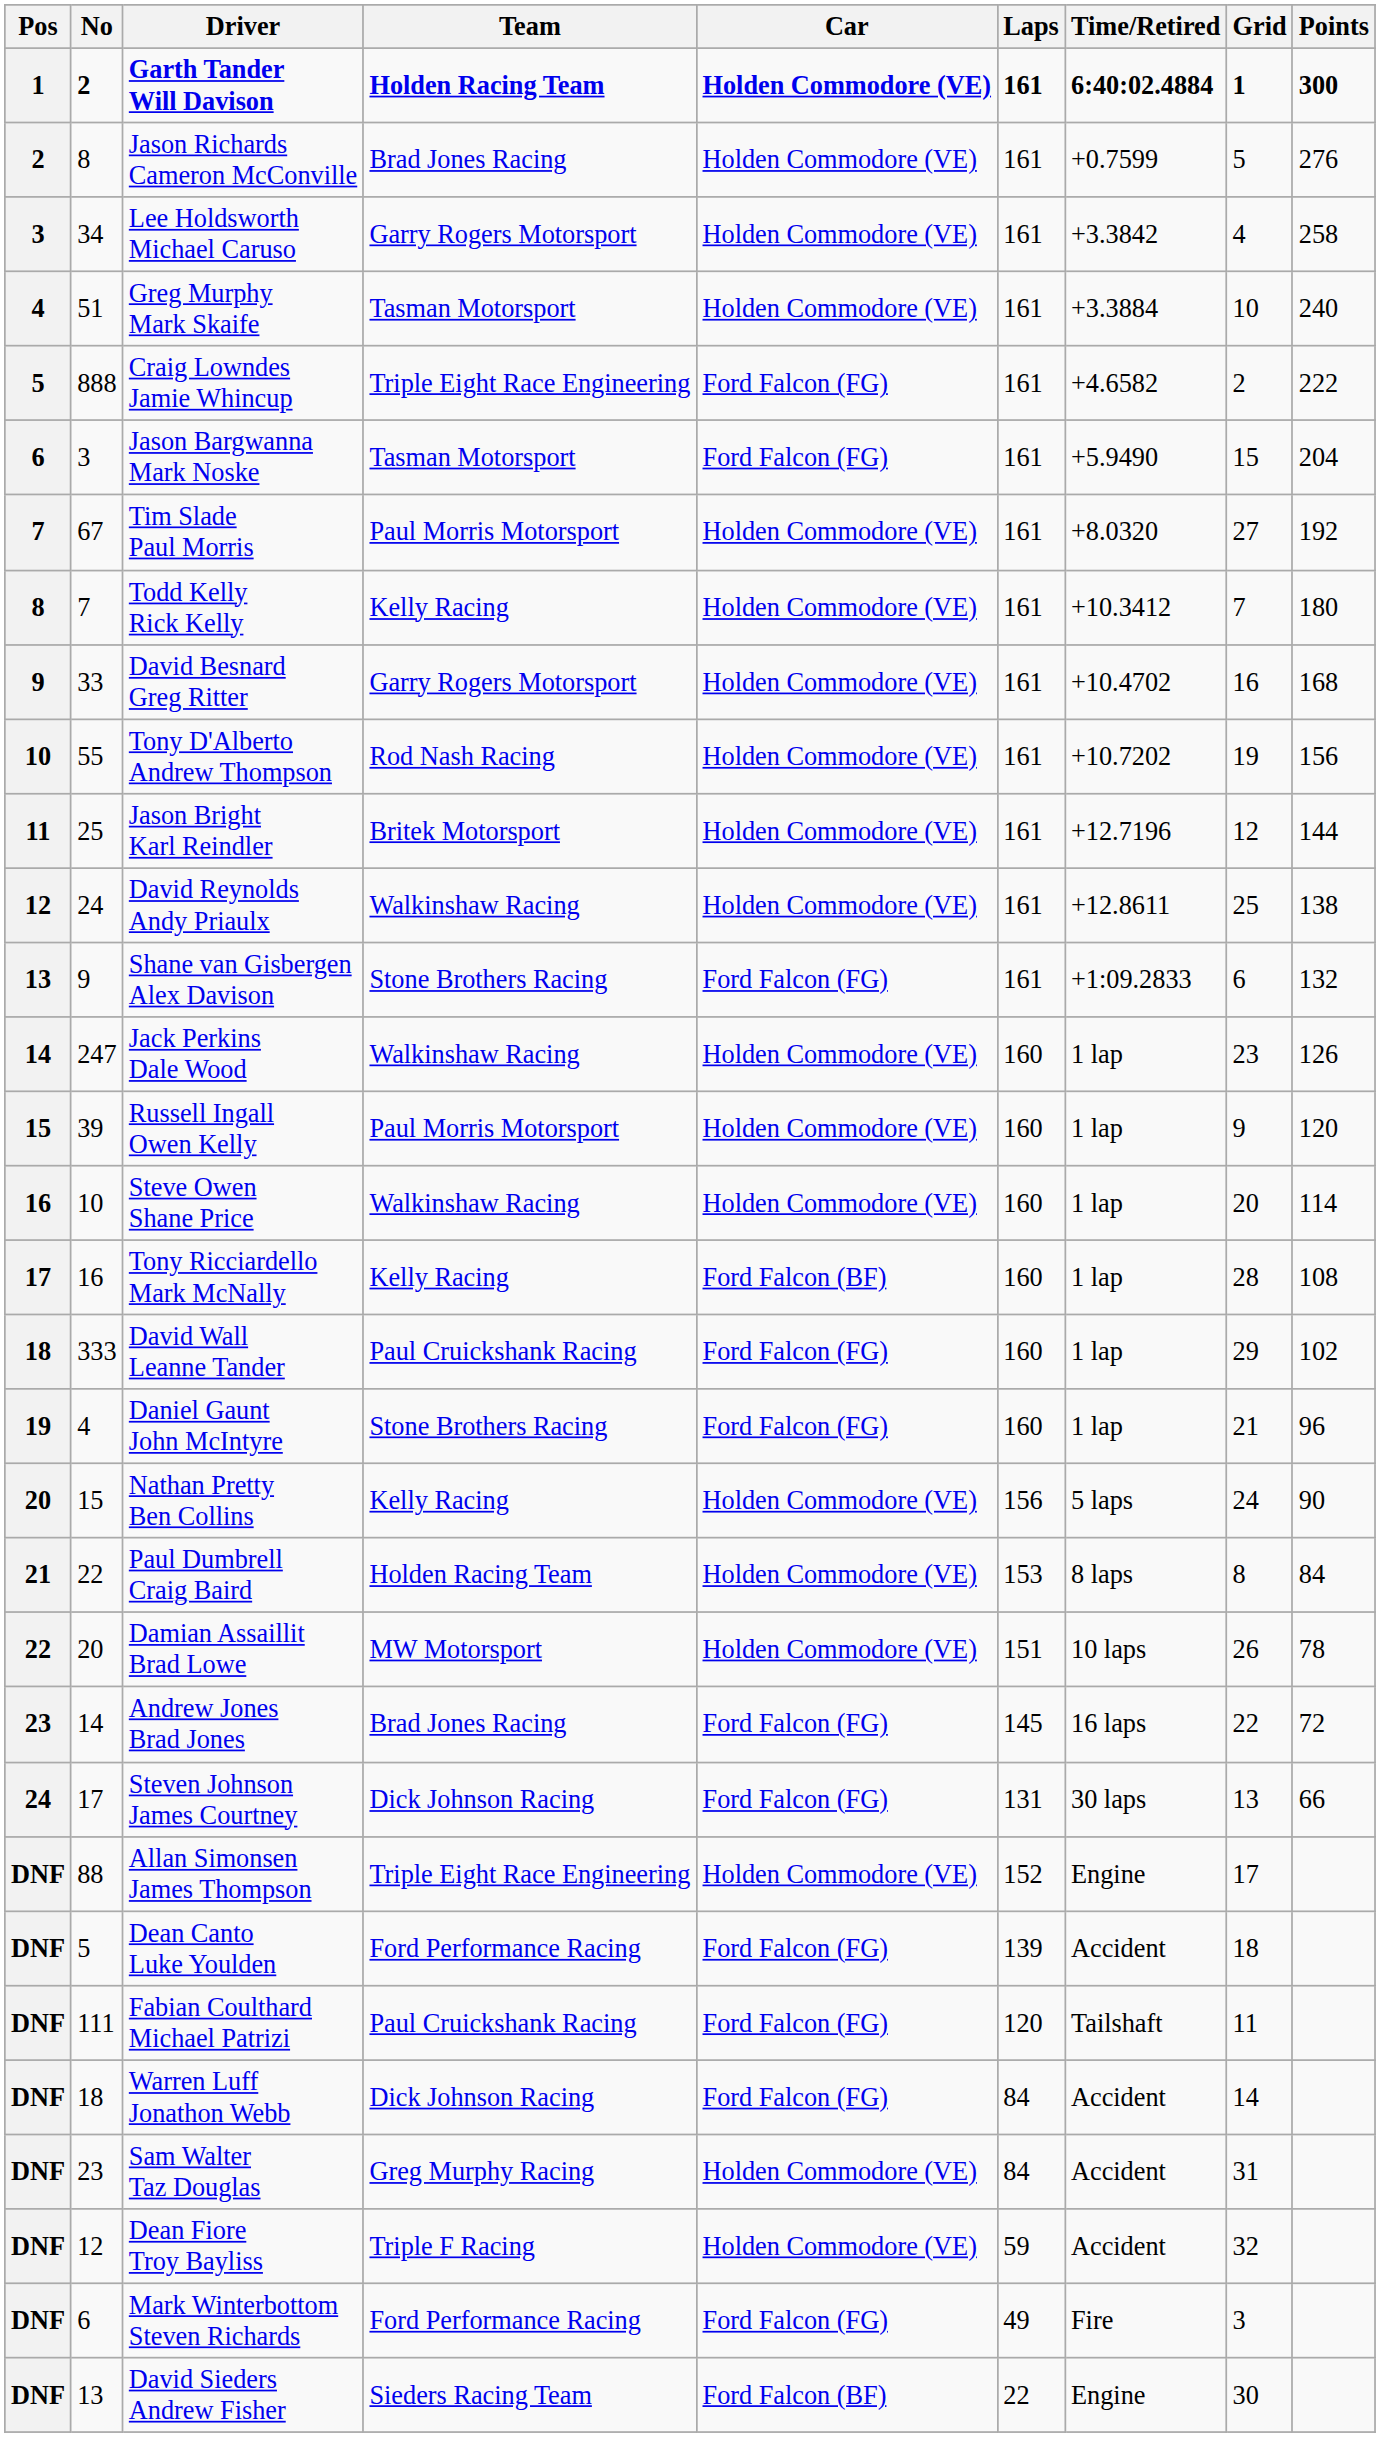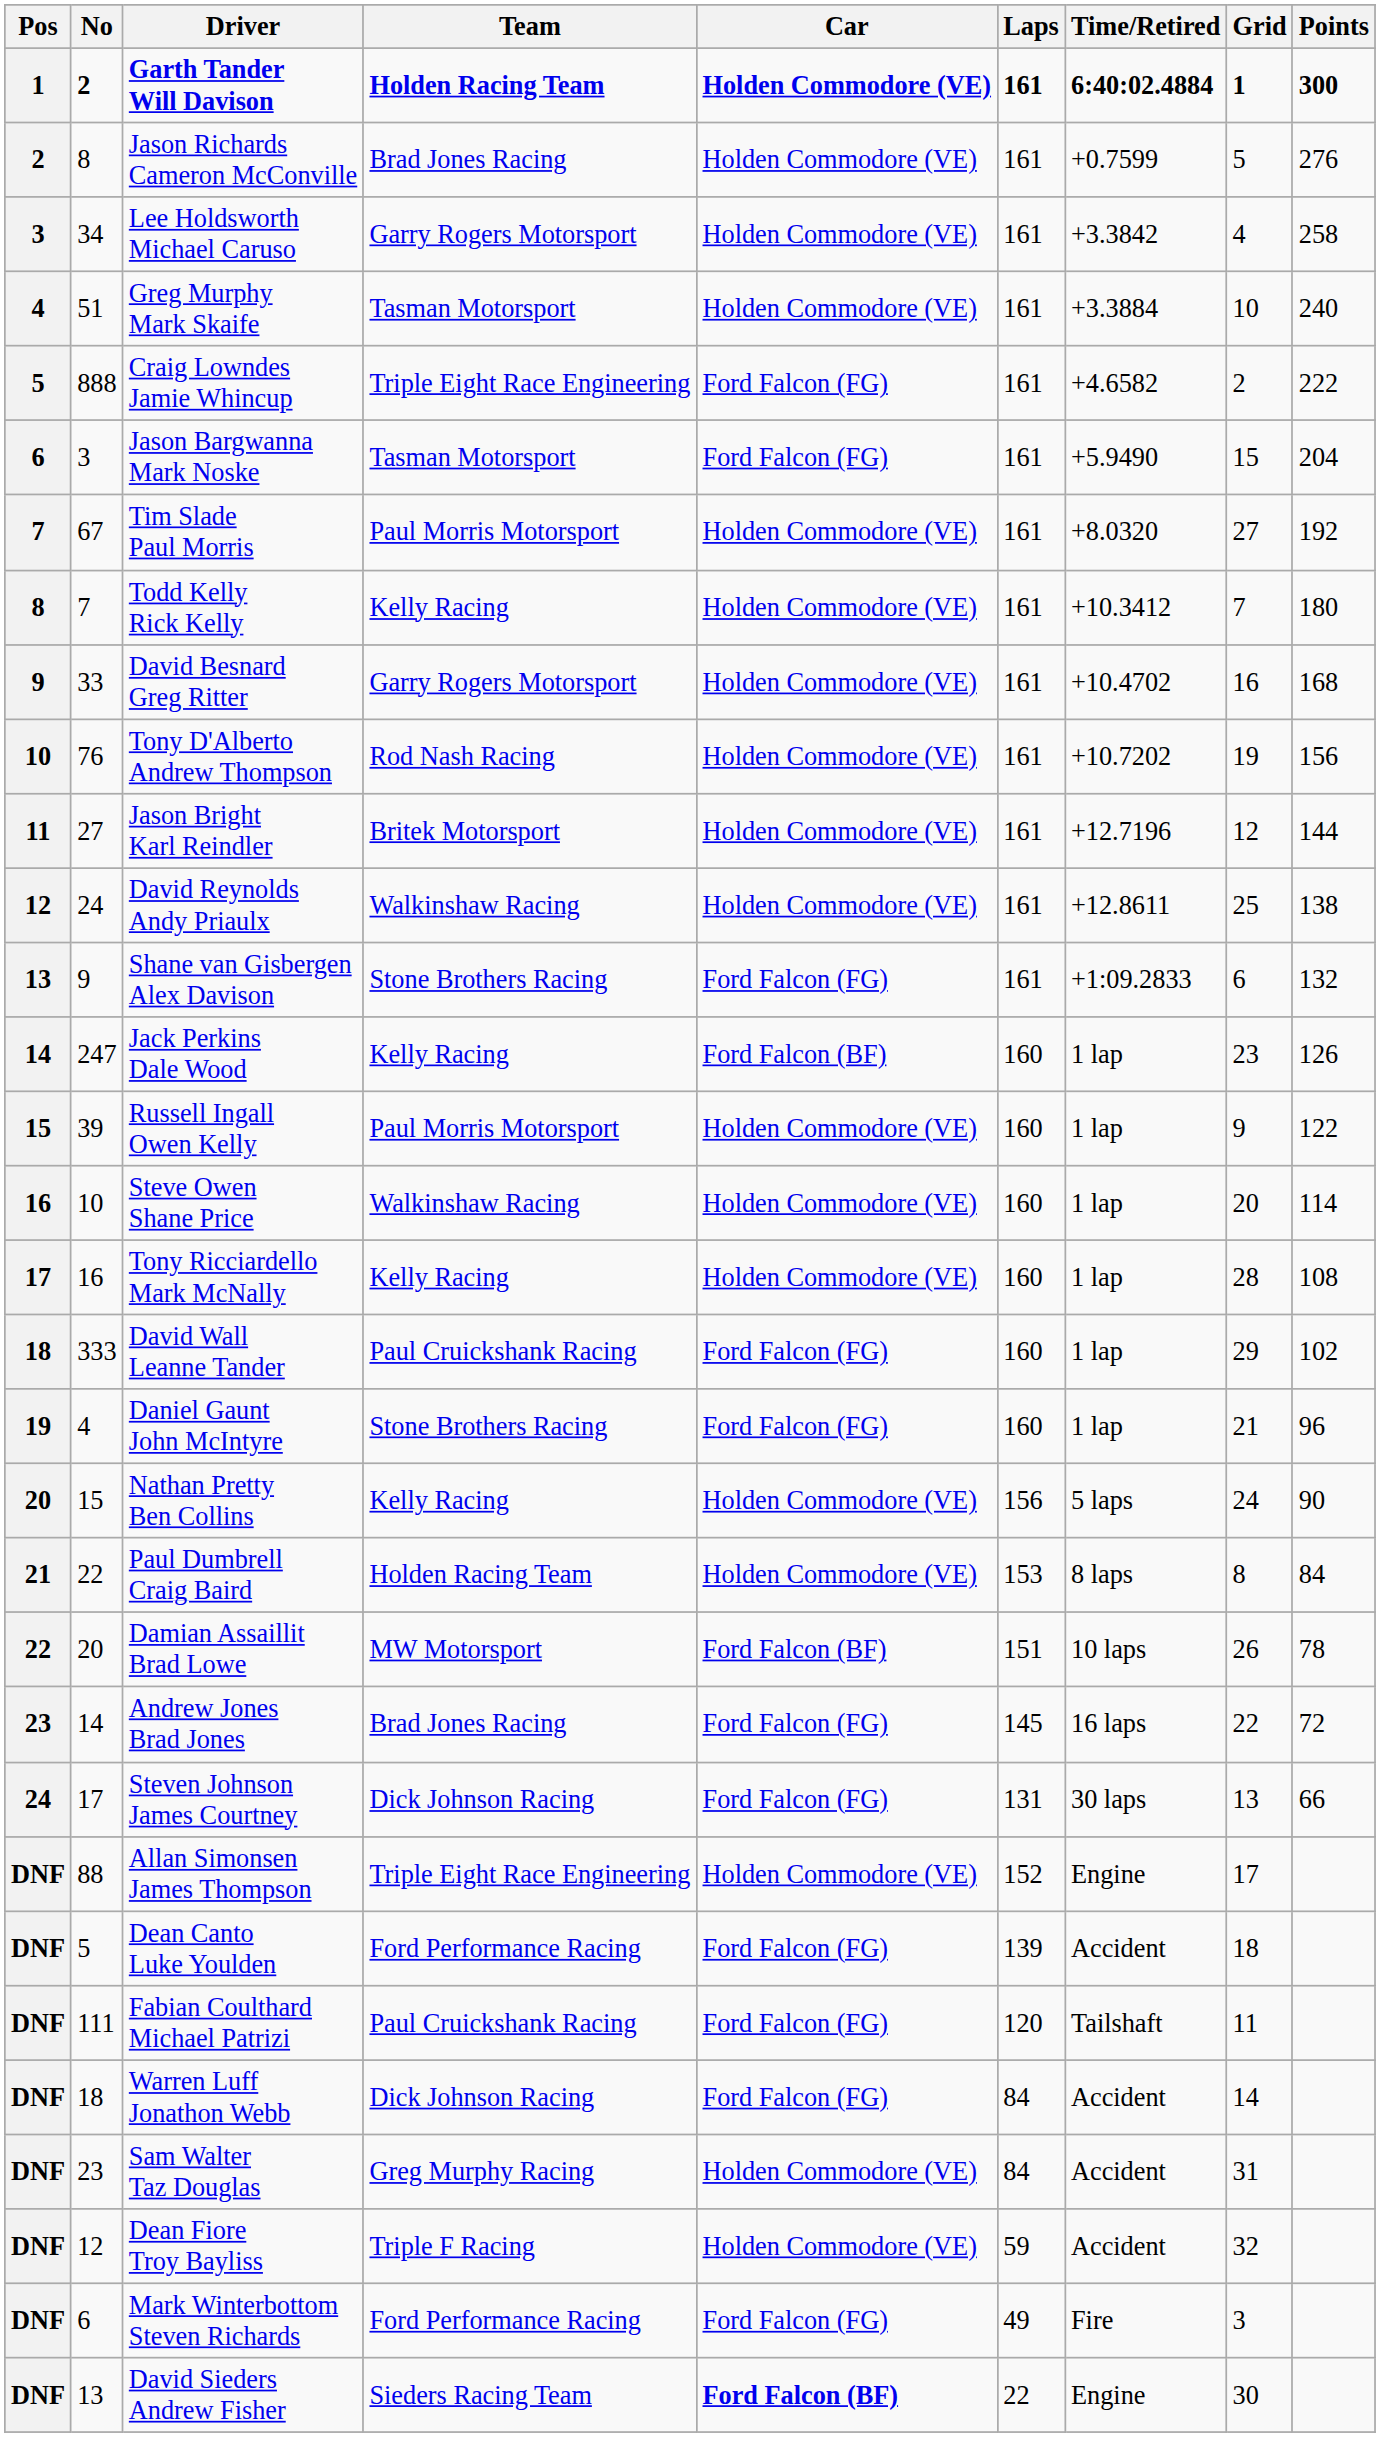(90, 755) 55 -> (90, 755) 76
(90, 830) 25 -> (90, 830) 27
(475, 1053) Walkinshaw Racing -> (439, 1053) Kelly Racing
(840, 1053) Holden Commodore (VE) -> (794, 1053) Ford Falcon (BF)
(1319, 1128) 120 -> (1319, 1128) 122
(794, 1277) Ford Falcon (BF) -> (840, 1277) Holden Commodore (VE)
(840, 1649) Holden Commodore (VE) -> (794, 1649) Ford Falcon (BF)
(794, 2394) normal -> (800, 2394) bold
